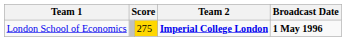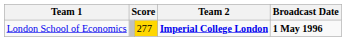(144, 28) 275 -> (144, 28) 277
